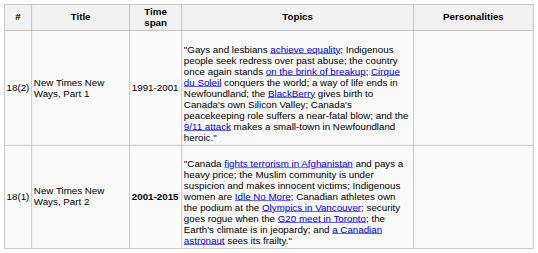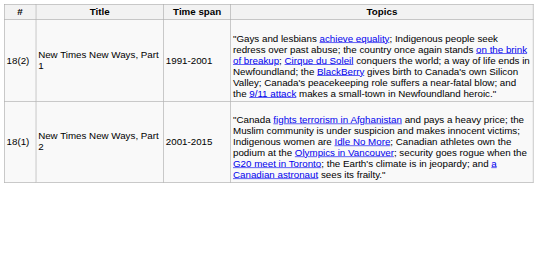- column: (473, 17)
(155, 196) bold -> (189, 142) normal
